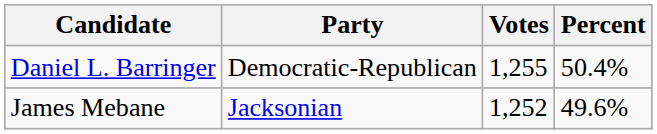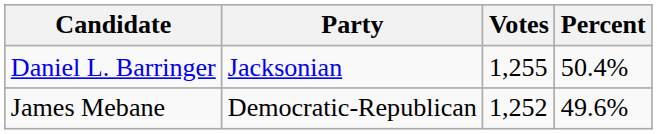(352, 66) Democratic-Republican -> (285, 66) Jacksonian
(285, 107) Jacksonian -> (352, 107) Democratic-Republican
